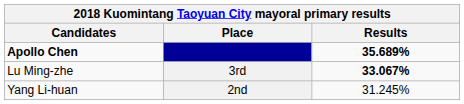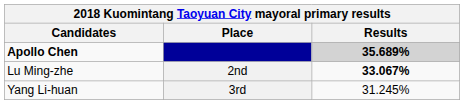(386, 52) no background -> (386, 52) lightgrey background
(237, 71) 3rd -> (237, 71) 2nd
(237, 90) 2nd -> (237, 90) 3rd
